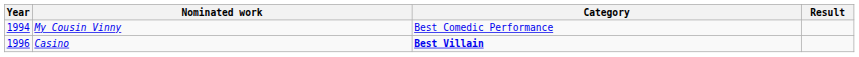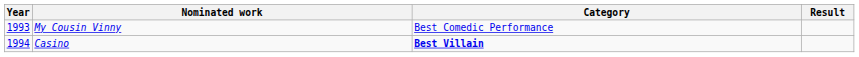(18, 28) 1994 -> (18, 28) 1993
(18, 44) 1996 -> (18, 44) 1994
